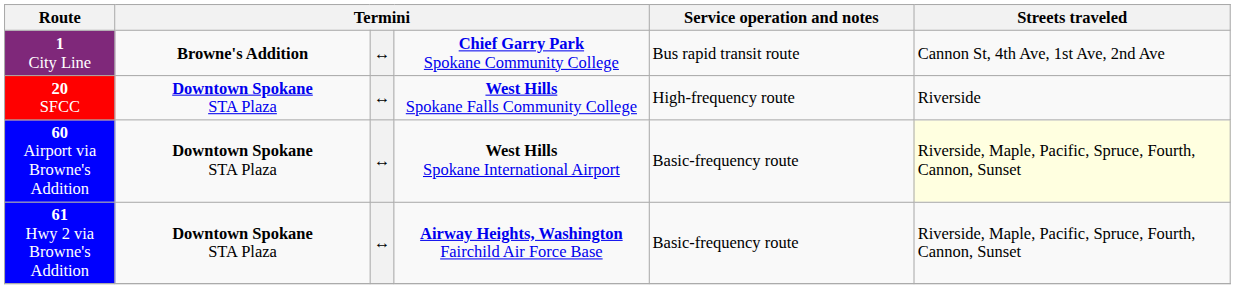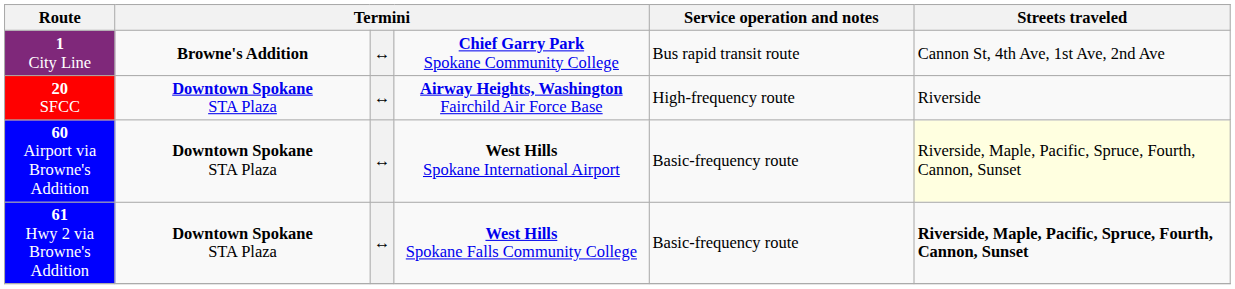(521, 97) West Hills Spokane Falls Community College -> (521, 97) Airway Heights, Washington Fairchild Air Force Base
(521, 242) Airway Heights, Washington Fairchild Air Force Base -> (521, 242) West Hills Spokane Falls Community College
(1057, 242) normal -> (1065, 242) bold
